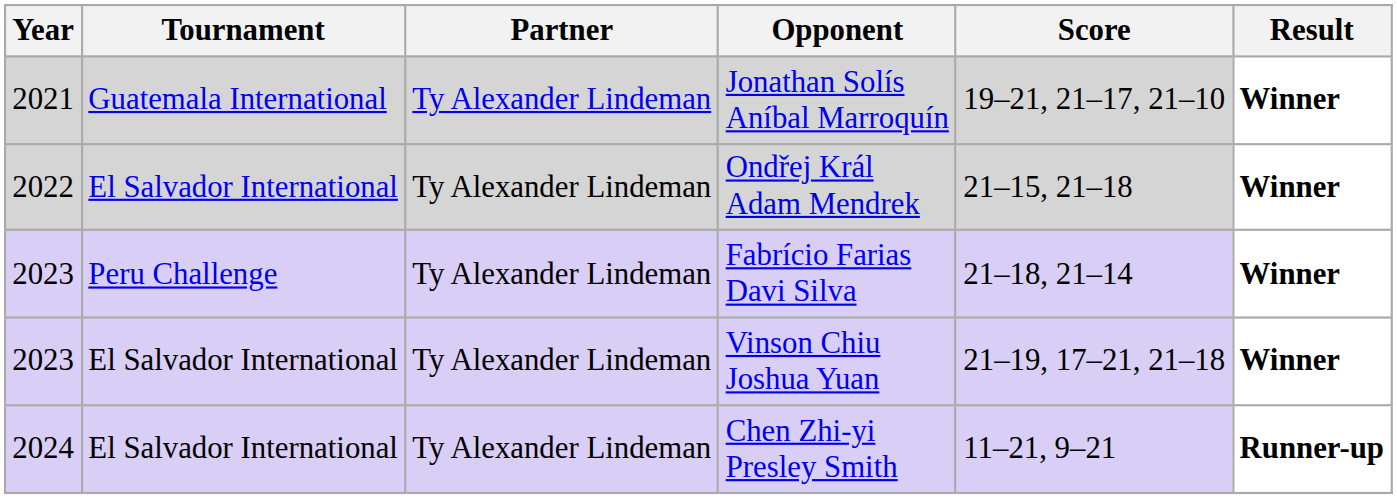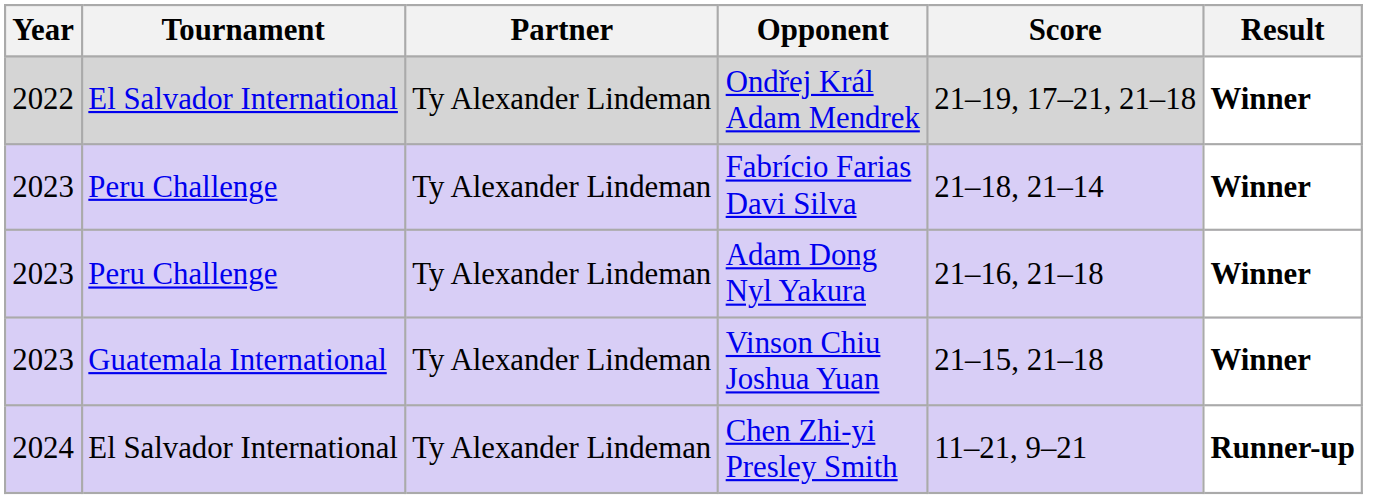- row: (837, 99)
(1048, 186) 21–15, 21–18 -> (1065, 99) 21–19, 17–21, 21–18
+ row: (801, 273)
(243, 360) El Salvador International -> (238, 360) Guatemala International
(1094, 360) 21–19, 17–21, 21–18 -> (1019, 360) 21–15, 21–18
